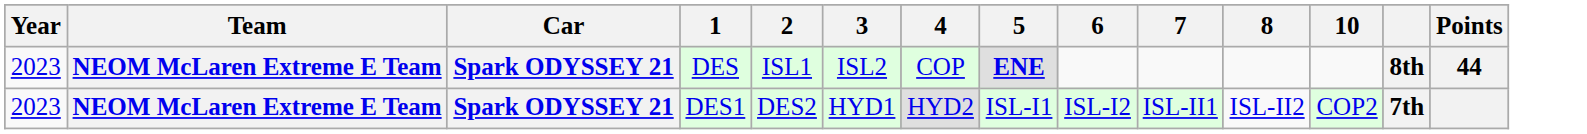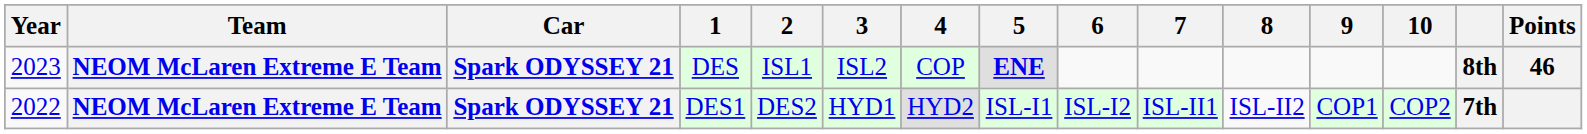+ column: (1347, 25)
(1469, 66) 44 -> (1542, 66) 46
(36, 108) 2023 -> (36, 108) 2022
